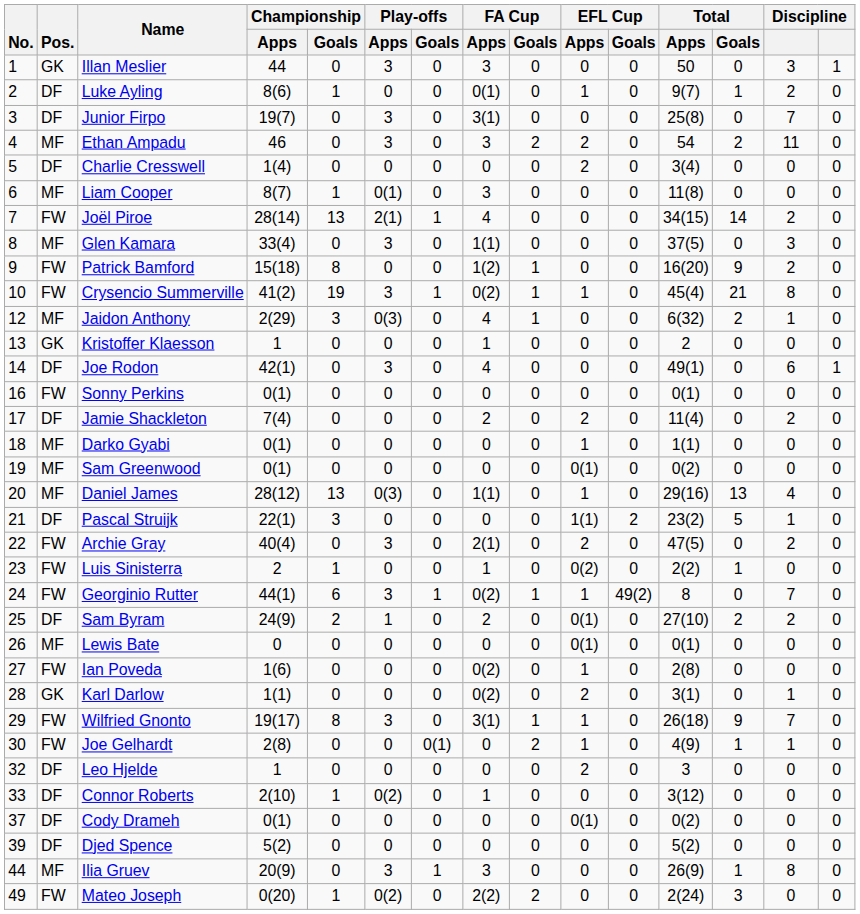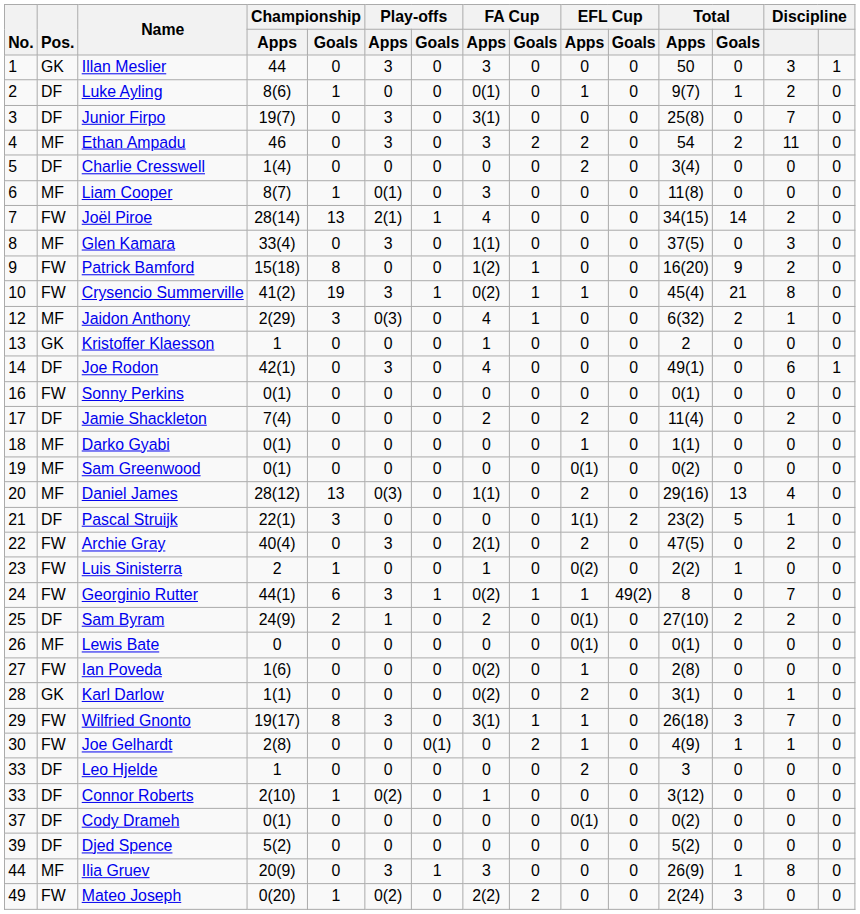(585, 494) 1 -> (585, 494) 2
(738, 720) 9 -> (738, 720) 3
(17, 770) 32 -> (17, 770) 33
